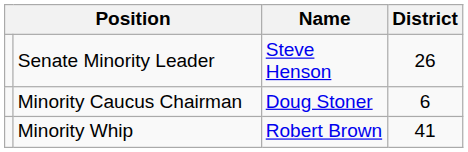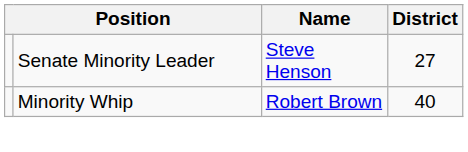(425, 60) 26 -> (425, 60) 27
- row: (130, 101)
(425, 131) 41 -> (425, 101) 40
